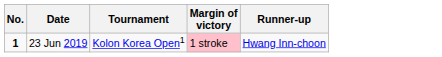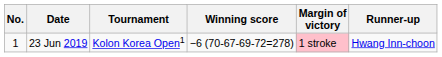+ column: (242, 19)
(15, 43) bold -> (15, 43) normal
